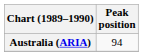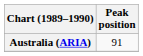(117, 42) 94 -> (117, 42) 91
